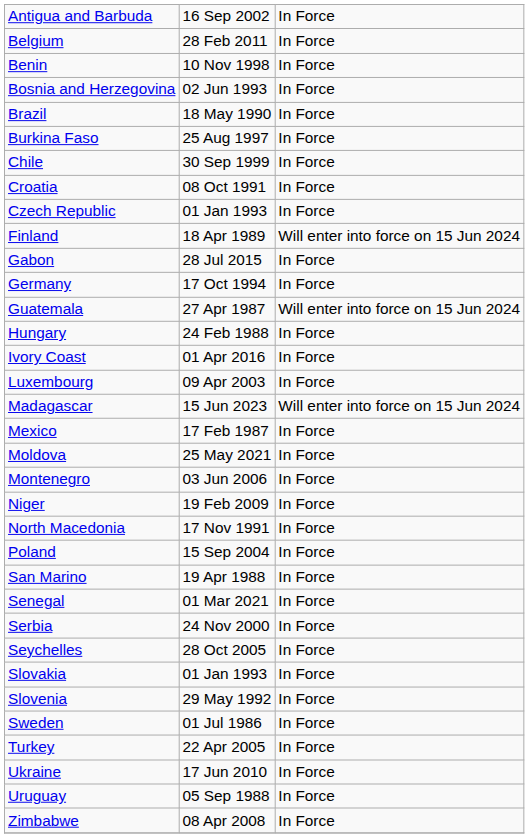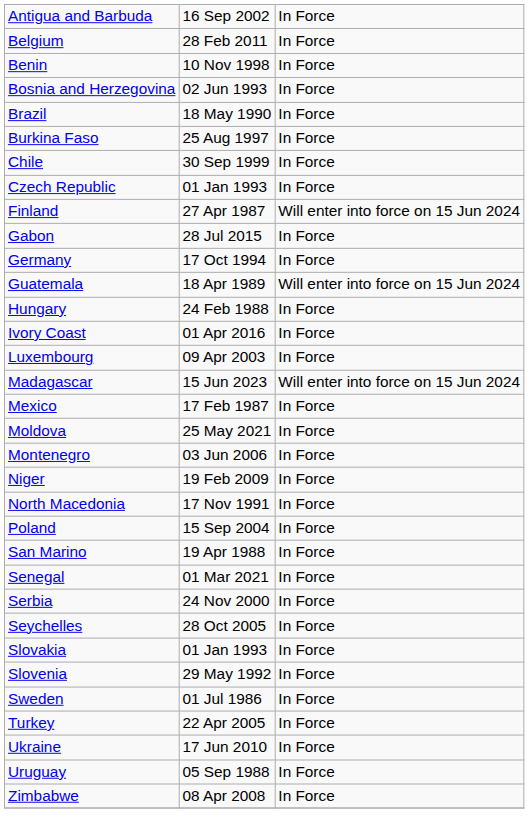- row: (33, 187)
(224, 235) 18 Apr 1989 -> (224, 211) 27 Apr 1987
(224, 308) 27 Apr 1987 -> (224, 284) 18 Apr 1989
